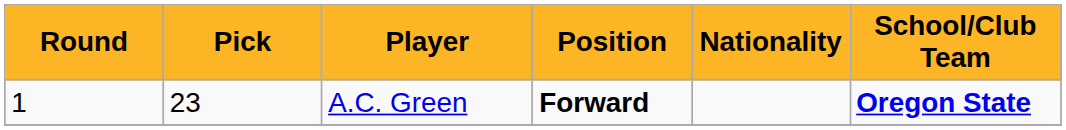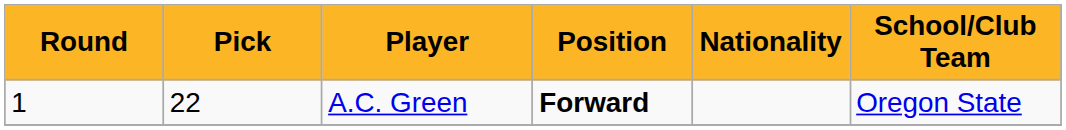(185, 102) 23 -> (185, 102) 22
(944, 102) bold -> (939, 102) normal
